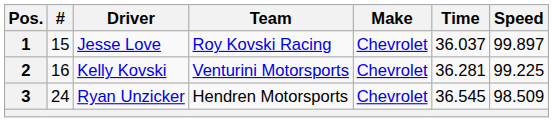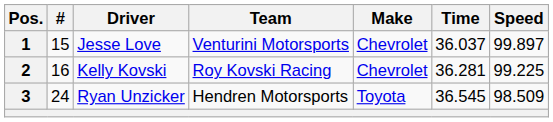(262, 44) Roy Kovski Racing -> (271, 44) Venturini Motorsports
(271, 70) Venturini Motorsports -> (262, 70) Roy Kovski Racing
(392, 97) Chevrolet -> (381, 97) Toyota
